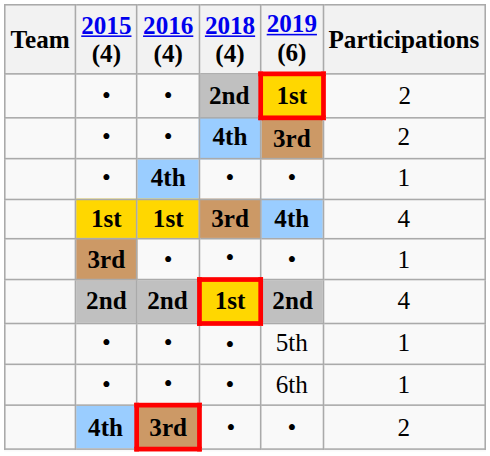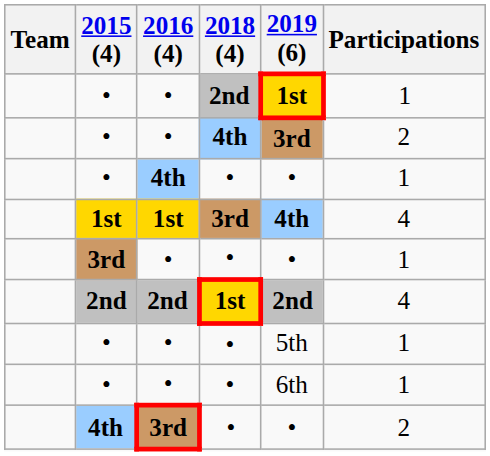(405, 95) 2 -> (405, 95) 1
